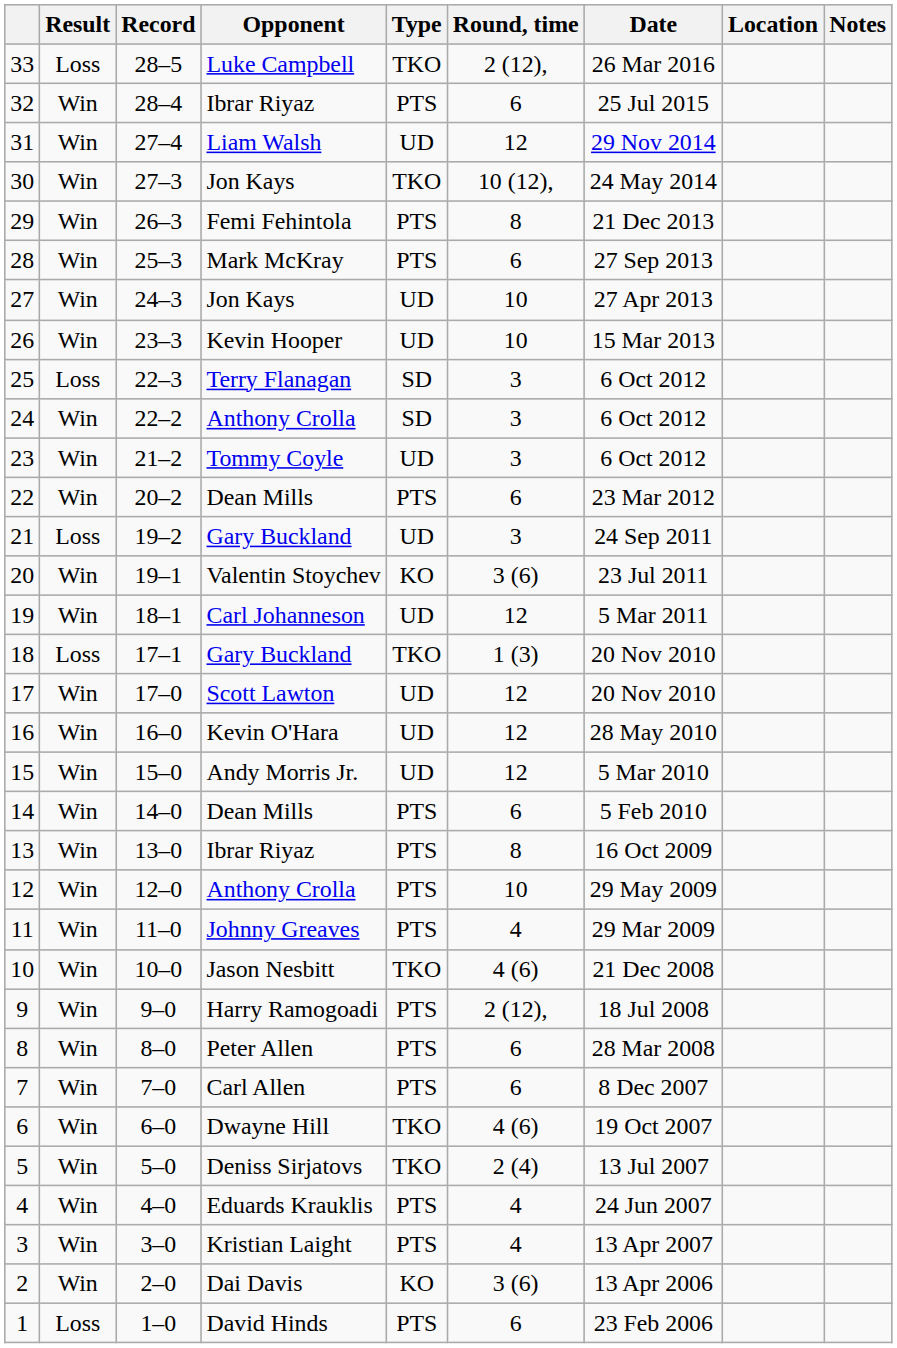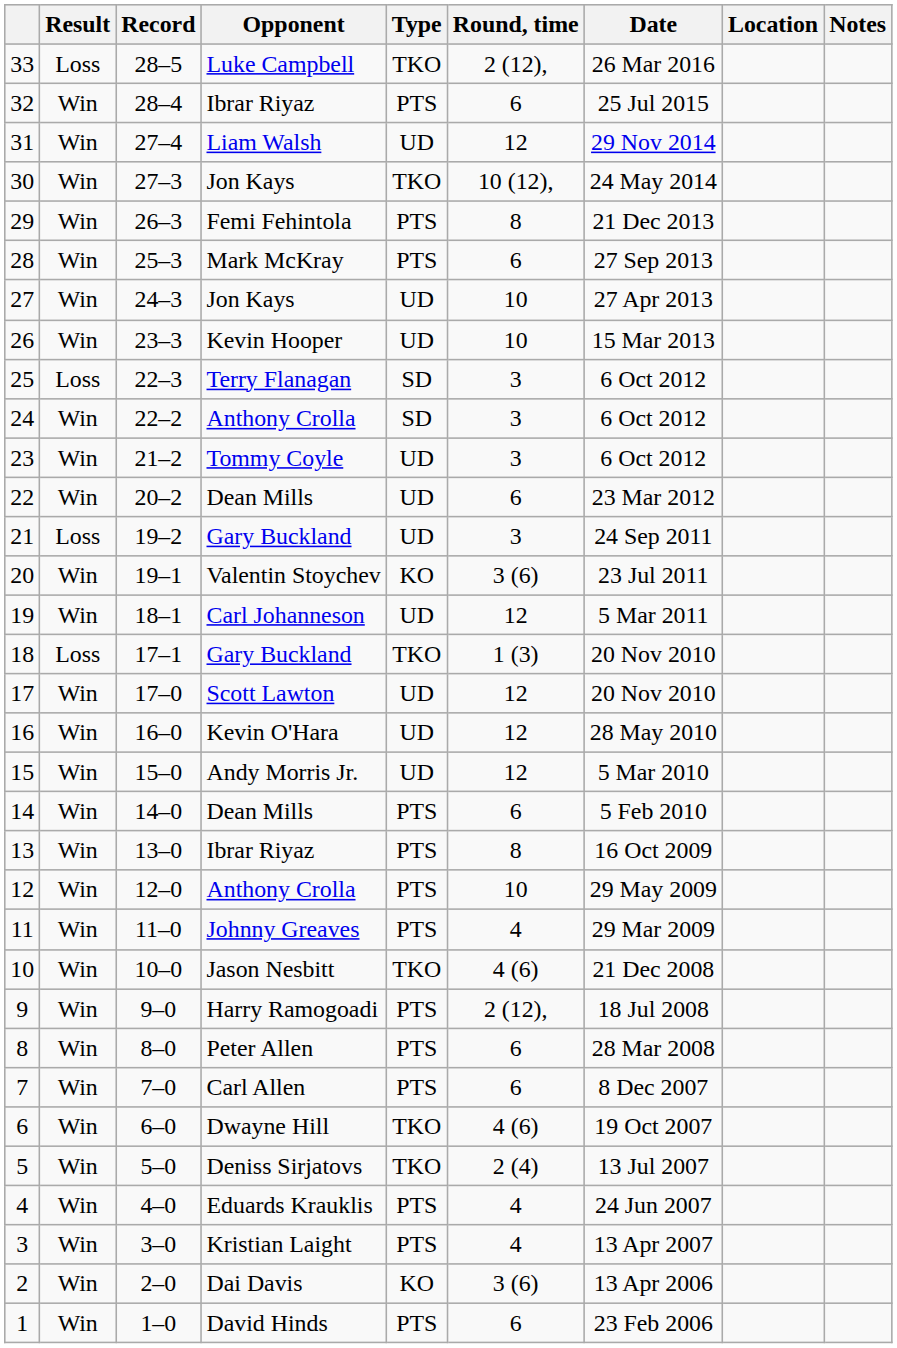(417, 496) PTS -> (417, 496) UD
(78, 1322) Loss -> (78, 1322) Win
